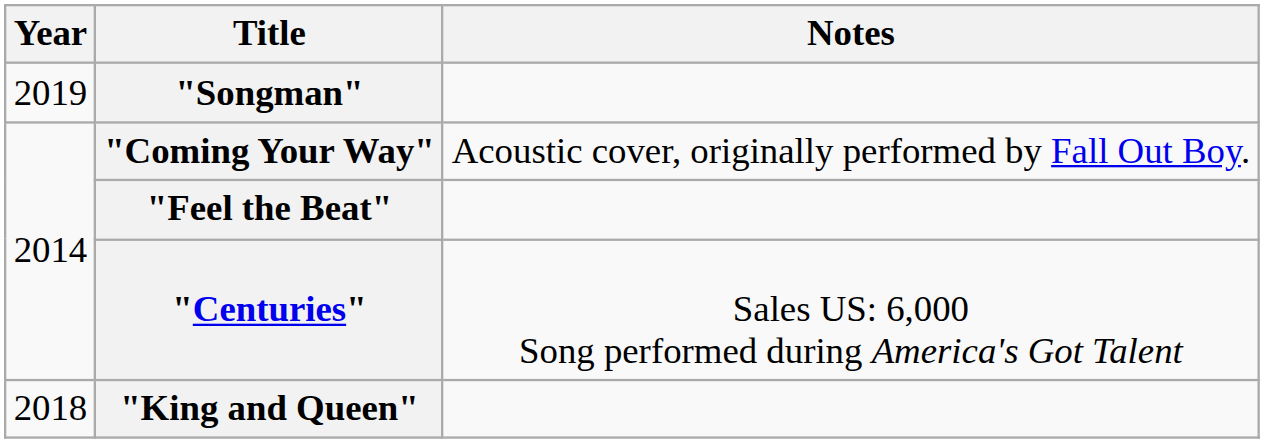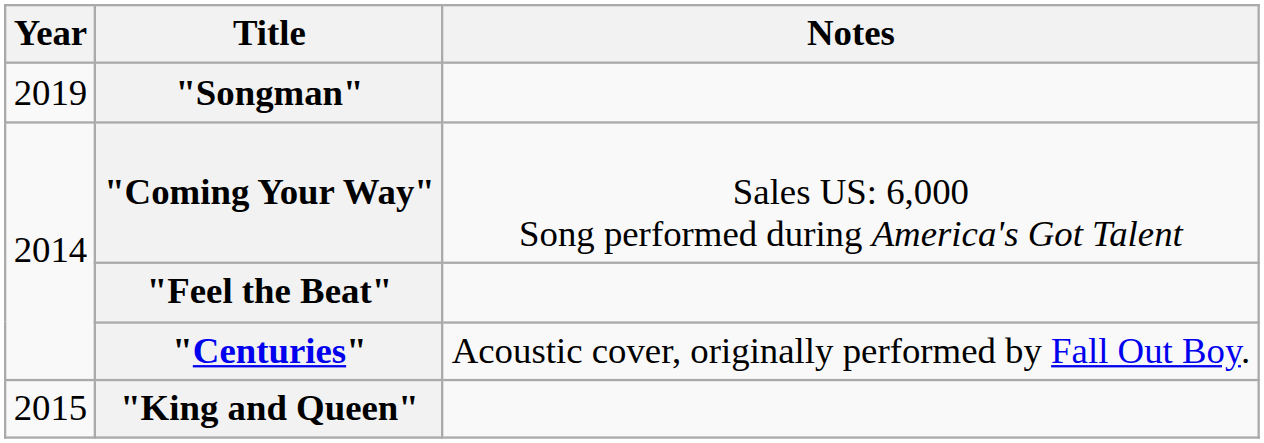(851, 150) Acoustic cover, originally performed by Fall Out Boy. -> (851, 212) Sales US: 6,000 Song performed during America's Got Talent
(851, 329) Sales US: 6,000 Song performed during America's Got Talent -> (851, 349) Acoustic cover, originally performed by Fall Out Boy.
(50, 408) 2018 -> (50, 408) 2015
